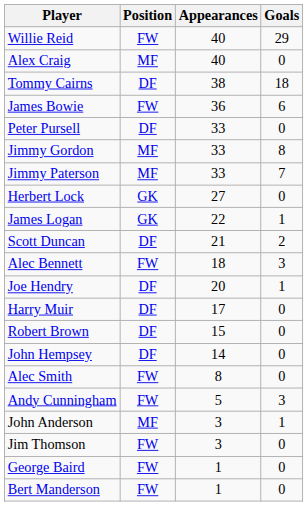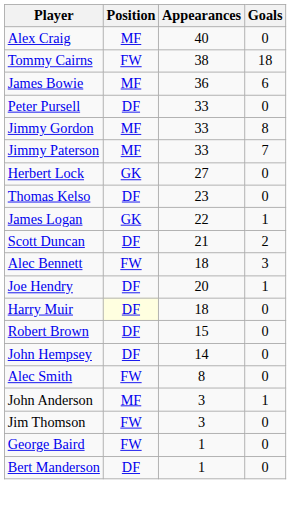- row: (40, 38)
(148, 83) DF -> (131, 60) FW
(148, 106) FW -> (131, 83) MF
+ row: (49, 196)
(148, 309) no background -> (131, 309) lightyellow background
(218, 309) 17 -> (202, 309) 18
- row: (62, 399)
(148, 490) FW -> (131, 467) DF
